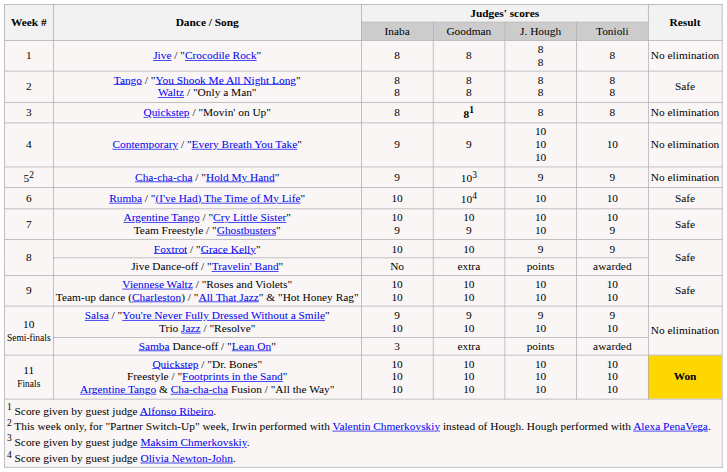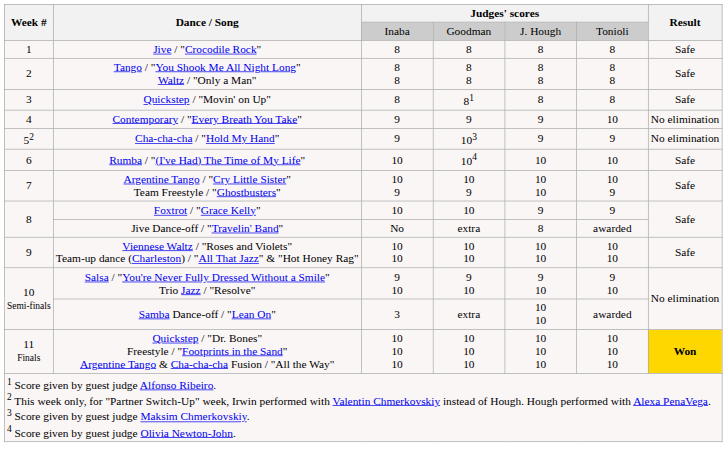(541, 55) 8 8 -> (541, 49) 8
(685, 55) No elimination -> (685, 49) Safe
(469, 112) bold -> (469, 99) normal
(685, 112) No elimination -> (685, 99) Safe
(541, 145) 10 10 10 -> (541, 119) 9
(541, 266) points -> (541, 228) 8
(541, 346) points -> (541, 314) 10 10
